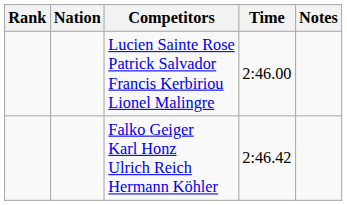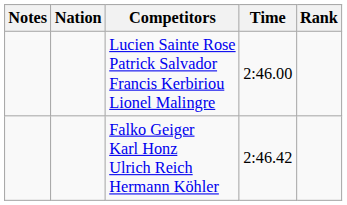columns swapped: (27, 18) <-> (318, 18)
